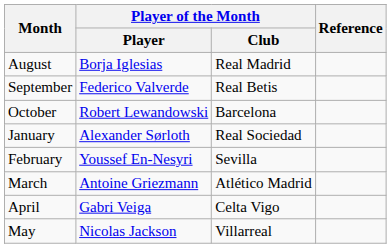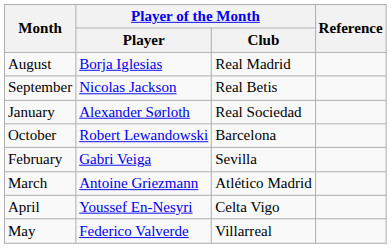(134, 87) Federico Valverde -> (128, 87) Nicolas Jackson
rows swapped: (32, 111) <-> (31, 135)
(136, 159) Youssef En-Nesyri -> (115, 159) Gabri Veiga
(115, 207) Gabri Veiga -> (136, 207) Youssef En-Nesyri
(128, 231) Nicolas Jackson -> (134, 231) Federico Valverde
